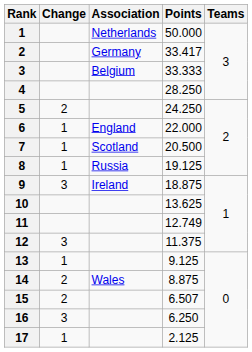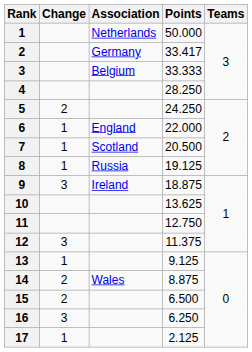(183, 223) 12.749 -> (183, 223) 12.750
(183, 299) 6.507 -> (183, 299) 6.500
